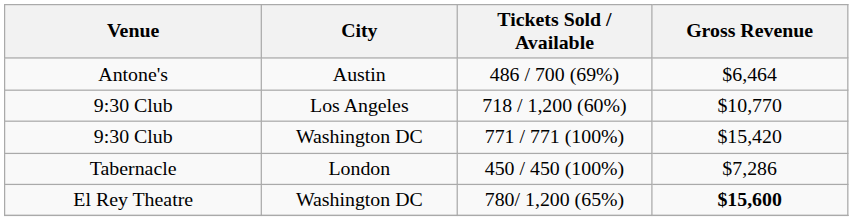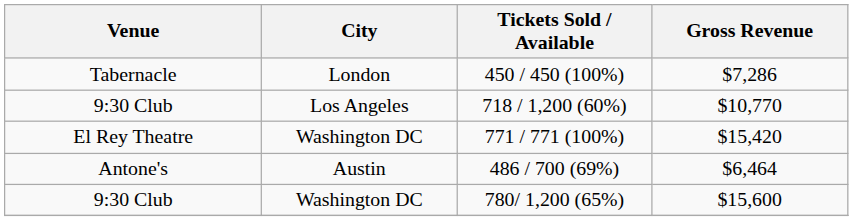rows swapped: (554, 168) <-> (554, 74)
(133, 136) 9:30 Club -> (133, 136) El Rey Theatre
(133, 199) El Rey Theatre -> (133, 199) 9:30 Club
(750, 199) bold -> (750, 199) normal
